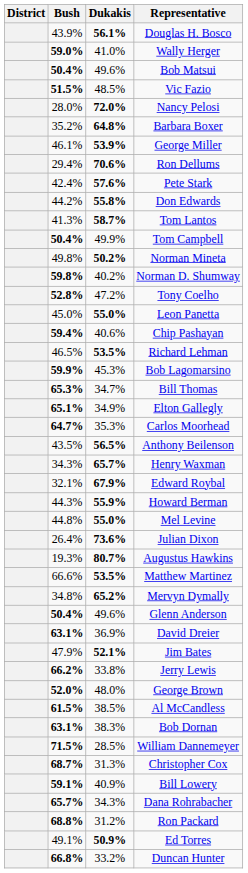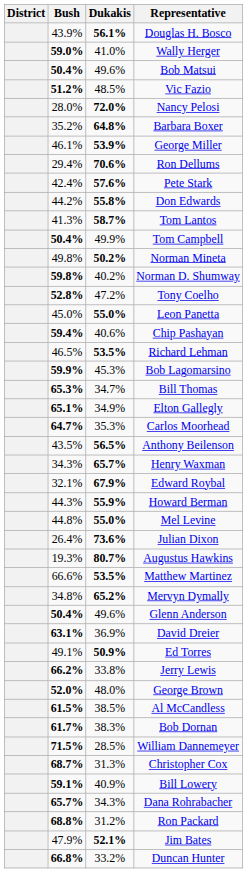(67, 88) 51.5% -> (67, 88) 51.2%
rows swapped: (188, 840) <-> (188, 652)
(67, 727) 63.1% -> (67, 727) 61.7%
